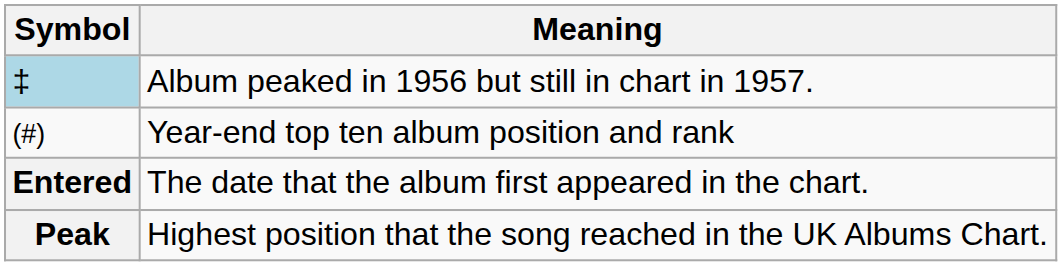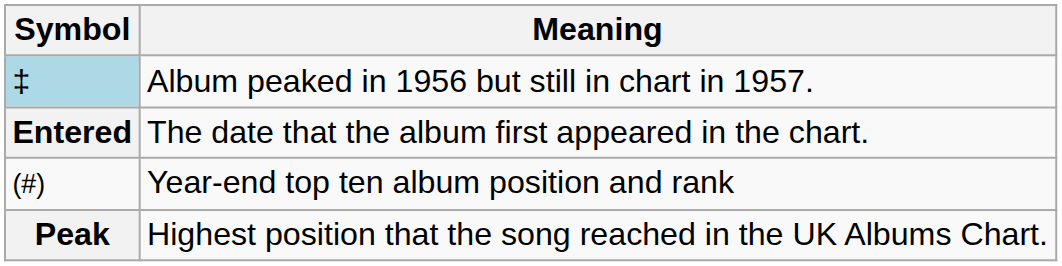rows swapped: (29, 134) <-> (72, 183)
